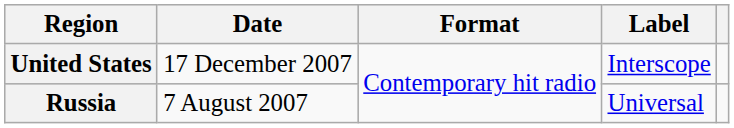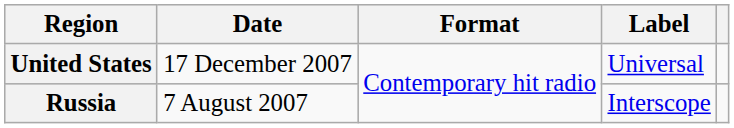(659, 63) Interscope -> (656, 63) Universal
(656, 102) Universal -> (659, 102) Interscope
